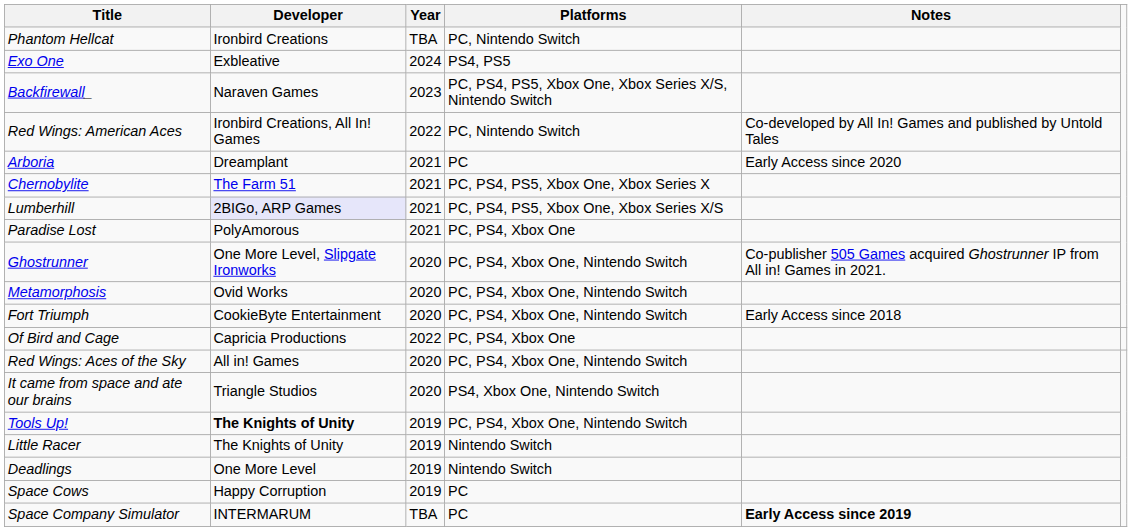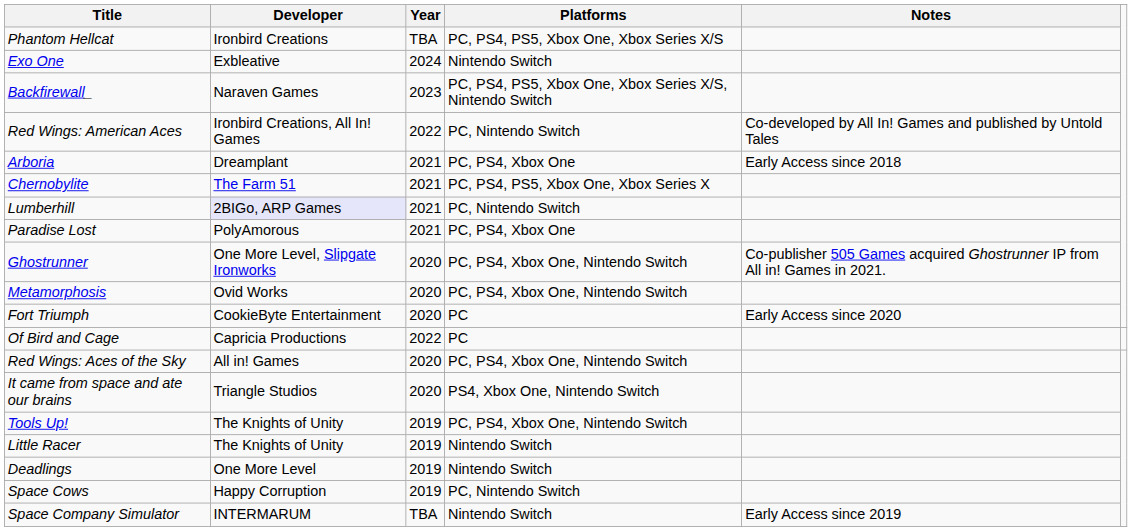(514, 38) PC, Nintendo Switch -> (586, 38) PC, PS4, PS5, Xbox One, Xbox Series X/S
(479, 61) PS4, PS5 -> (500, 61) Nintendo Switch
(458, 162) PC -> (512, 162) PC, PS4, Xbox One
(823, 162) Early Access since 2020 -> (823, 162) Early Access since 2018
(586, 208) PC, PS4, PS5, Xbox One, Xbox Series X/S -> (514, 208) PC, Nintendo Switch
(568, 315) PC, PS4, Xbox One, Nintendo Switch -> (458, 315) PC
(823, 315) Early Access since 2018 -> (823, 315) Early Access since 2020
(512, 338) PC, PS4, Xbox One -> (458, 338) PC
(284, 423) bold -> (278, 423) normal
(458, 491) PC -> (514, 491) PC, Nintendo Switch
(458, 514) PC -> (500, 514) Nintendo Switch
(828, 514) bold -> (823, 514) normal
